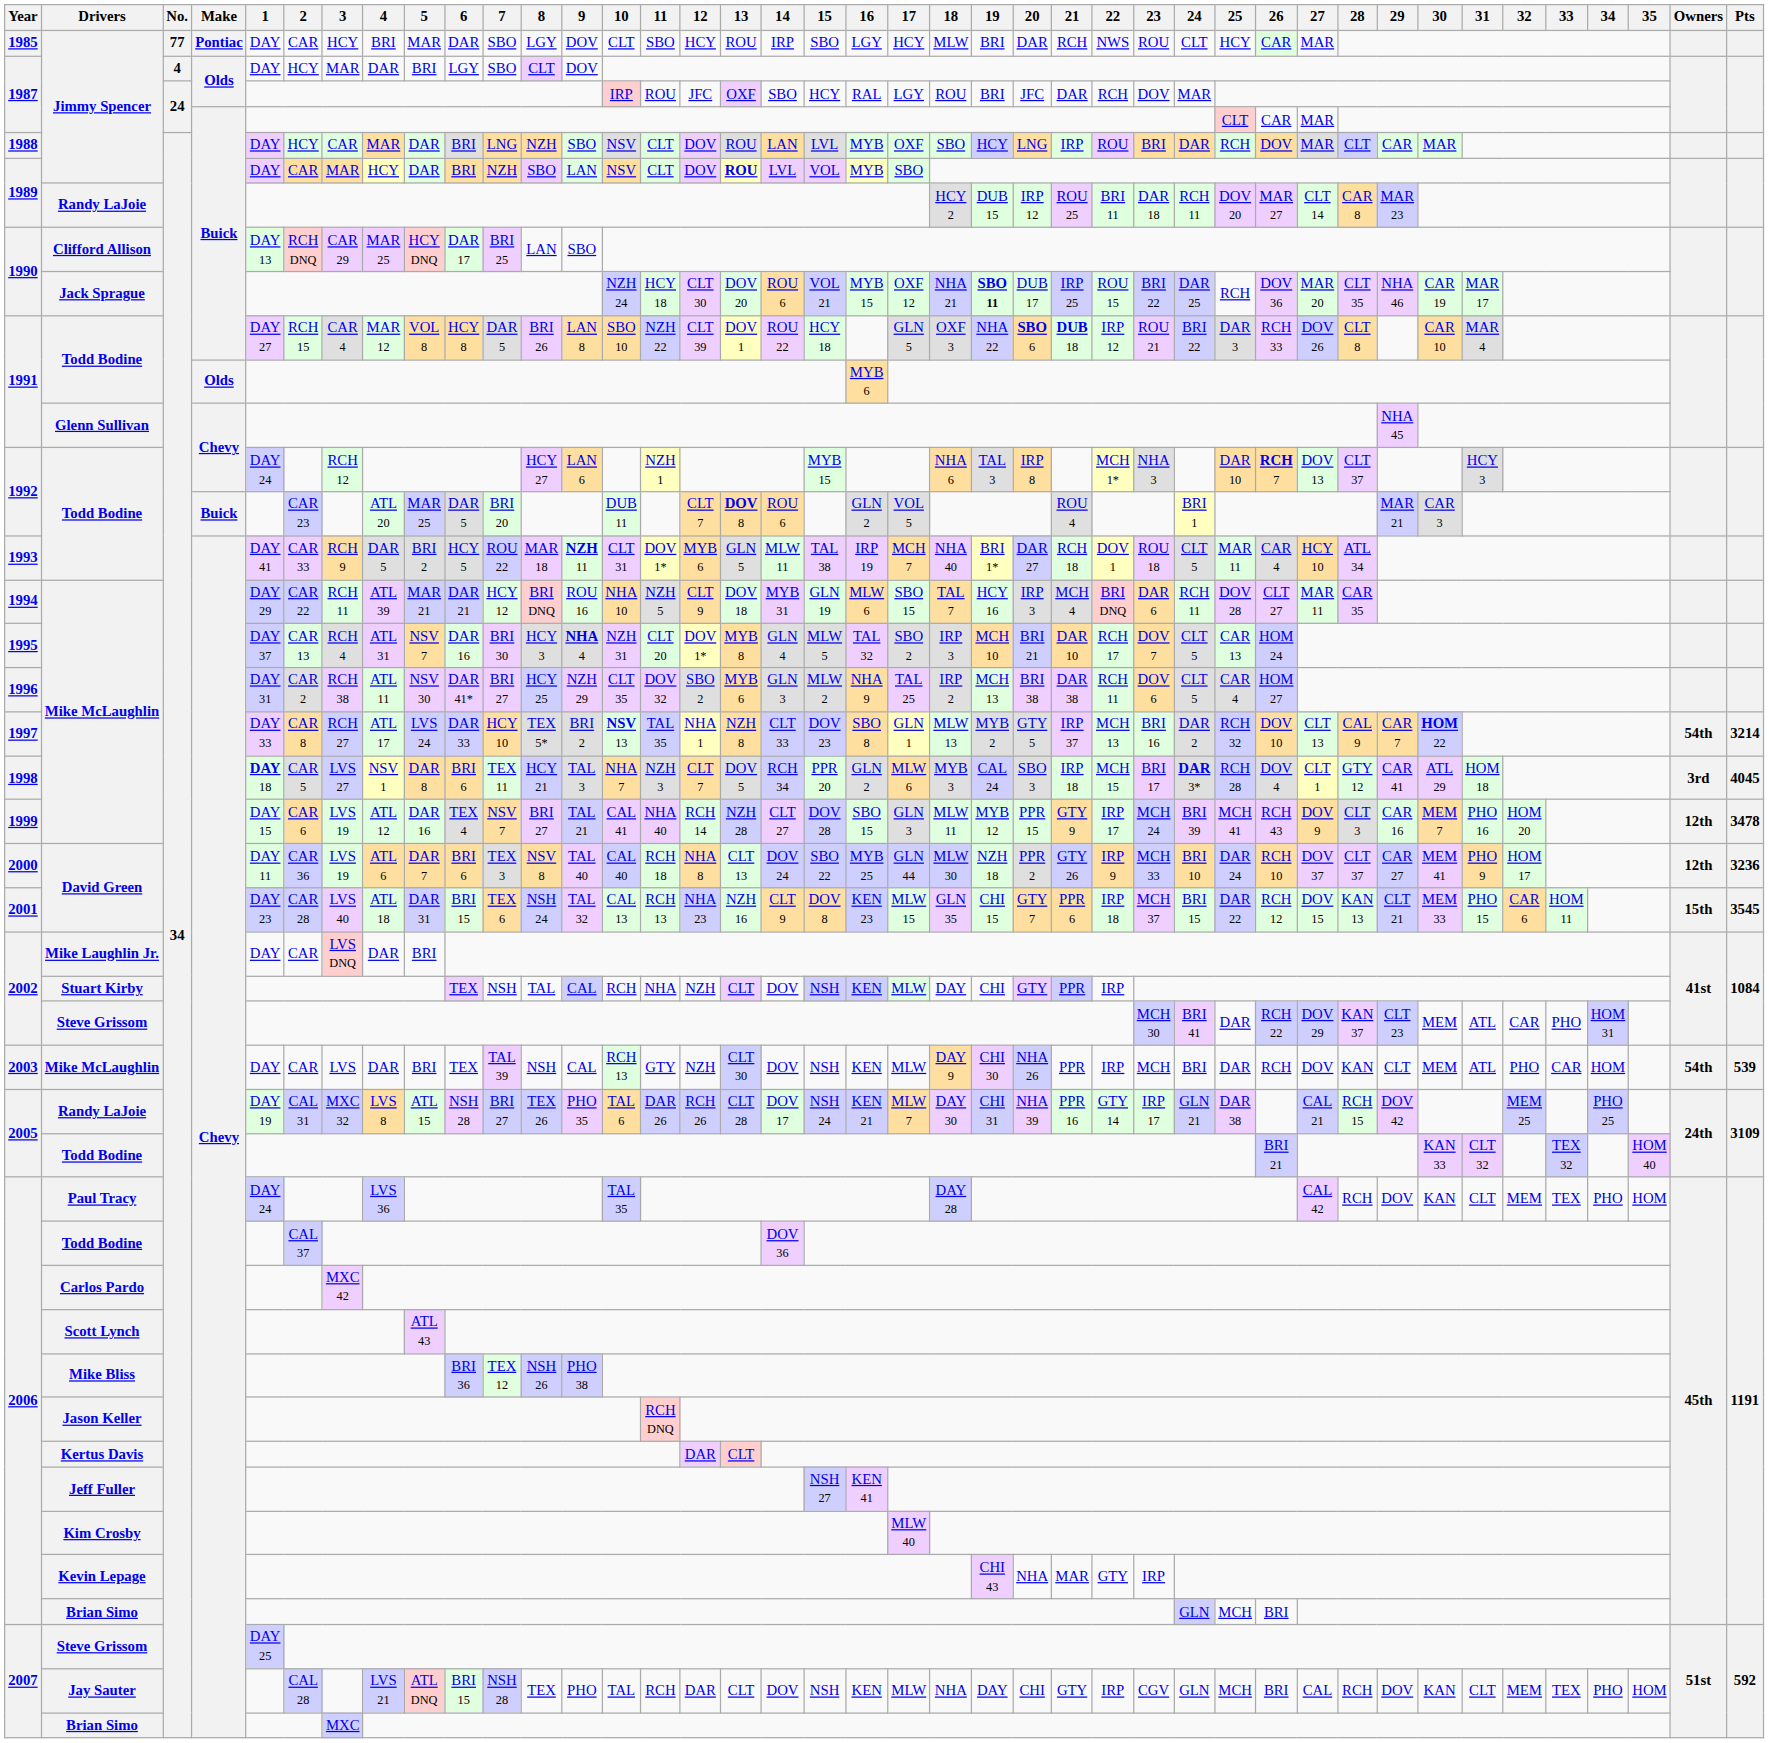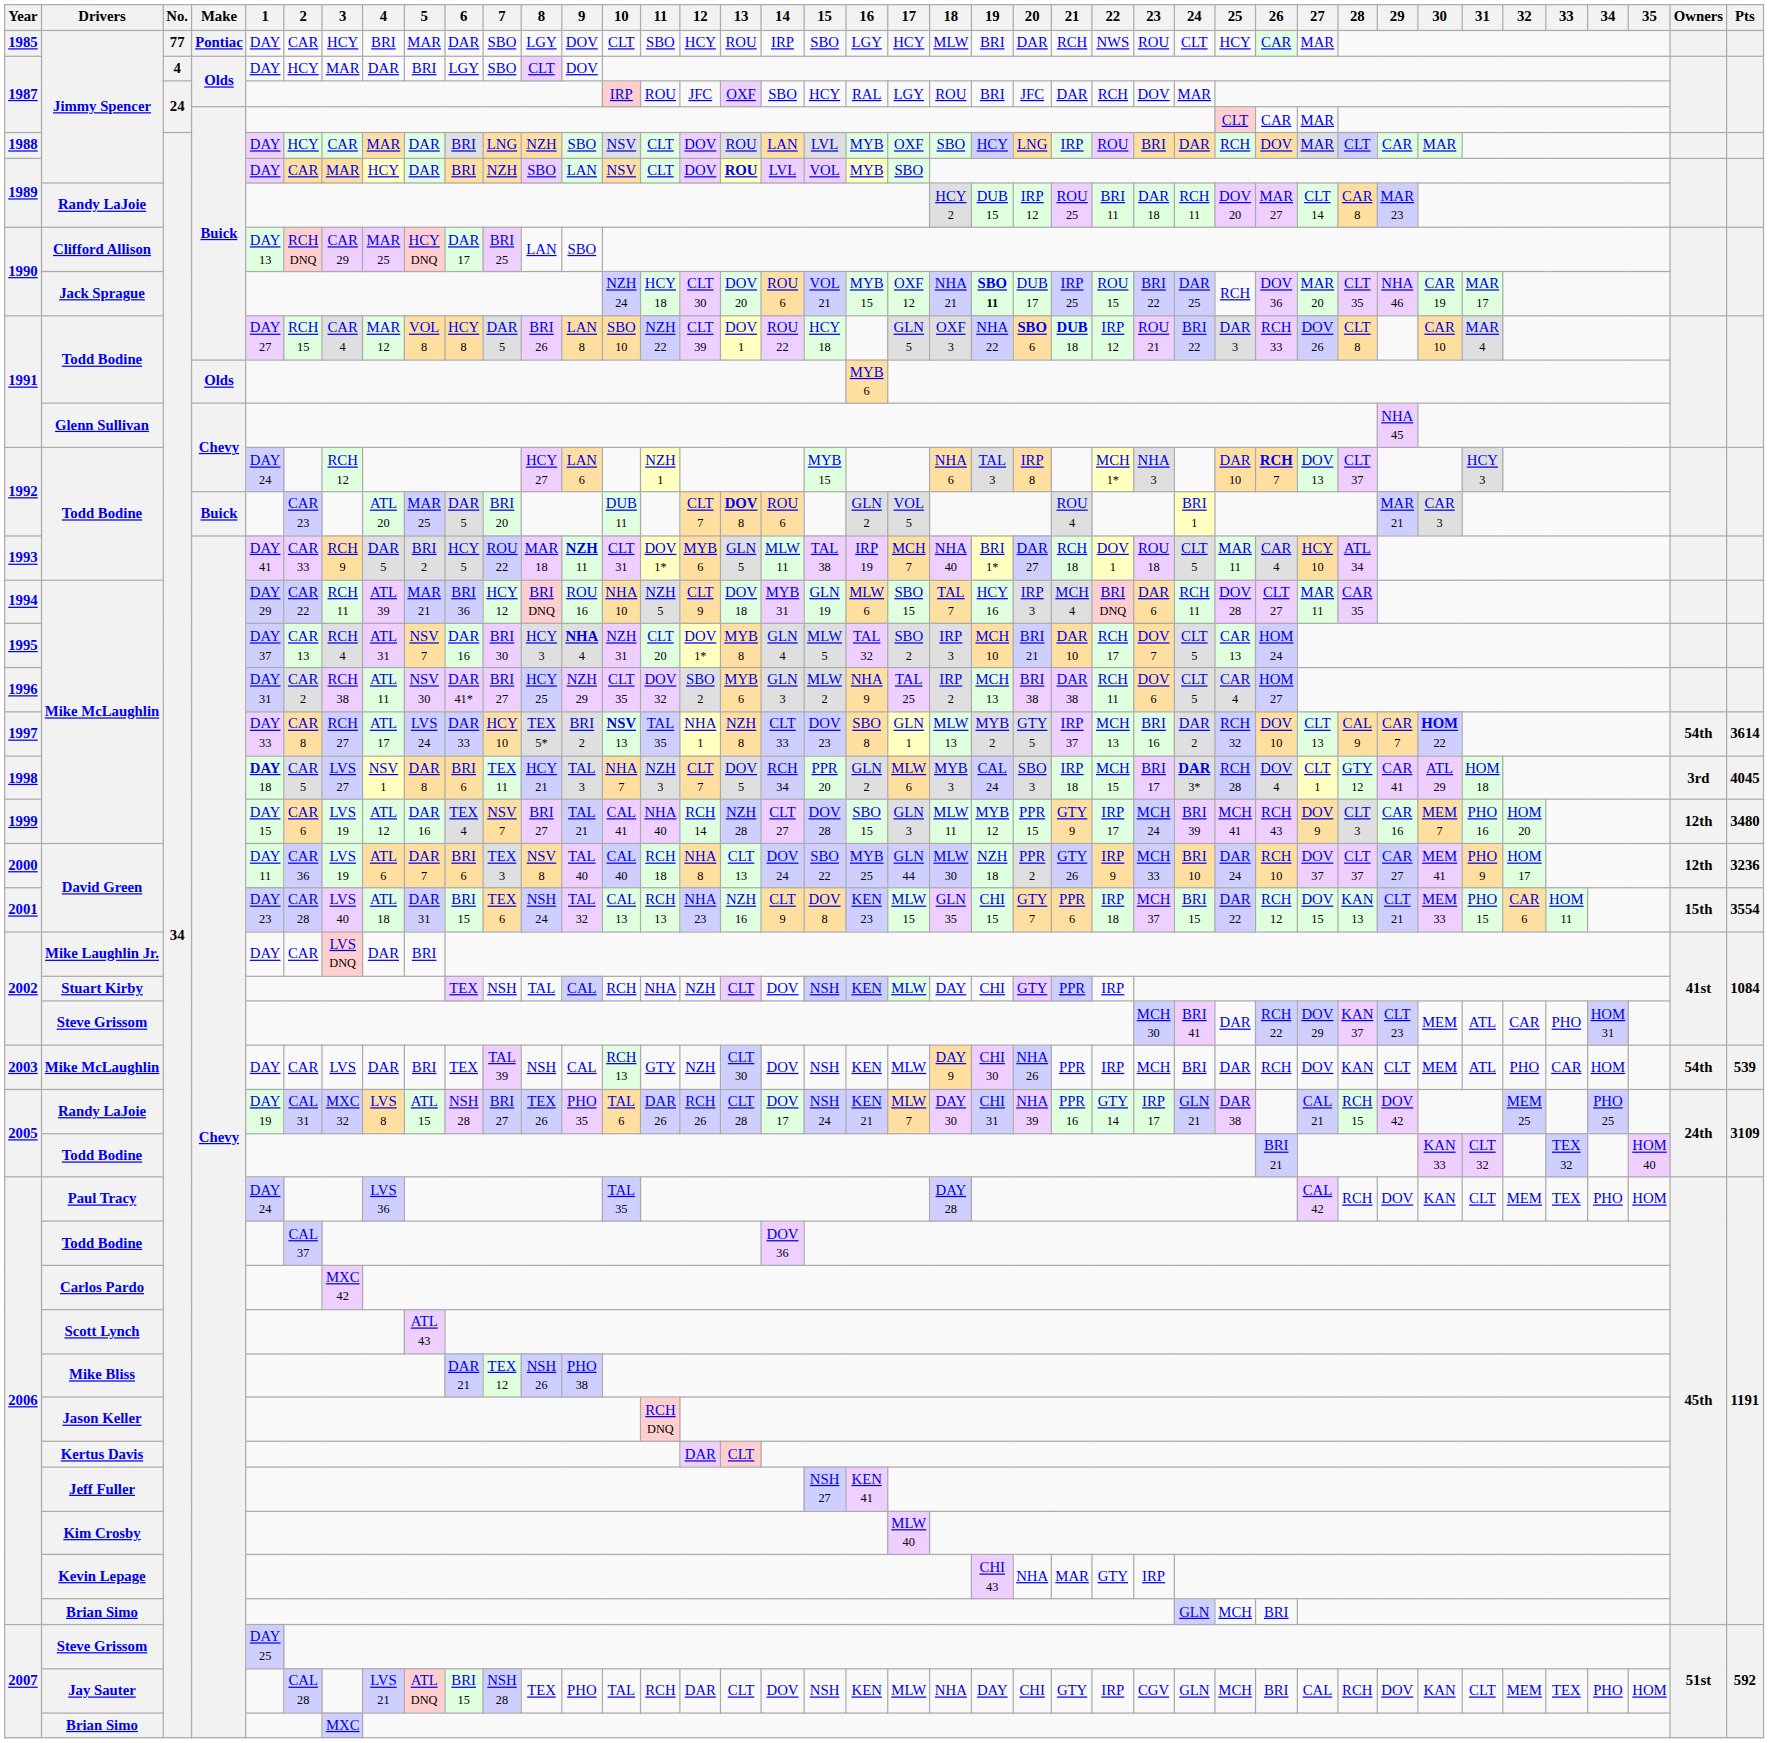(464, 600) DAR 21 -> (464, 600) BRI 36
(1745, 733) 3214 -> (1745, 733) 3614
(1745, 821) 3478 -> (1745, 821) 3480
(1745, 909) 3545 -> (1745, 909) 3554
(464, 1374) BRI 36 -> (464, 1374) DAR 21
